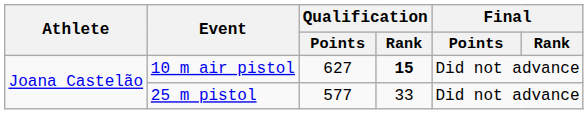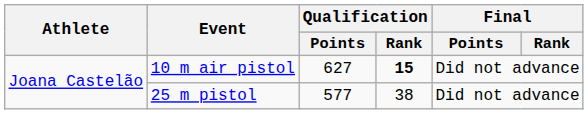(404, 96) 33 -> (404, 96) 38
